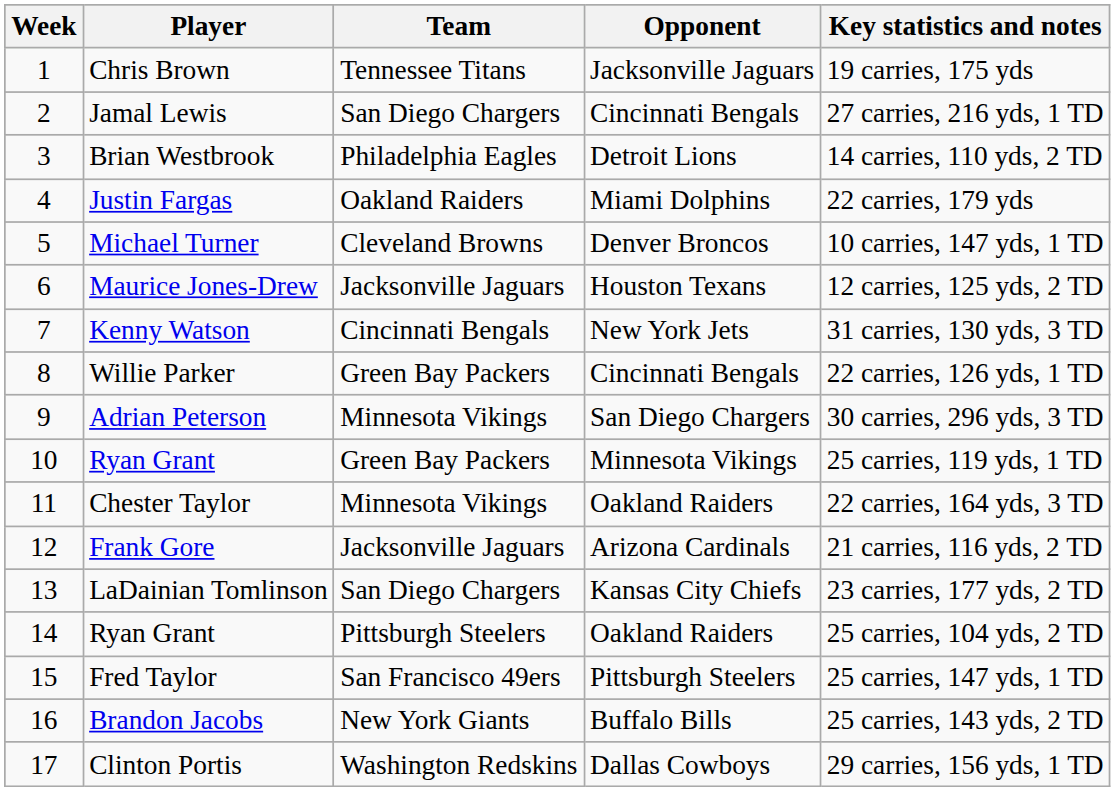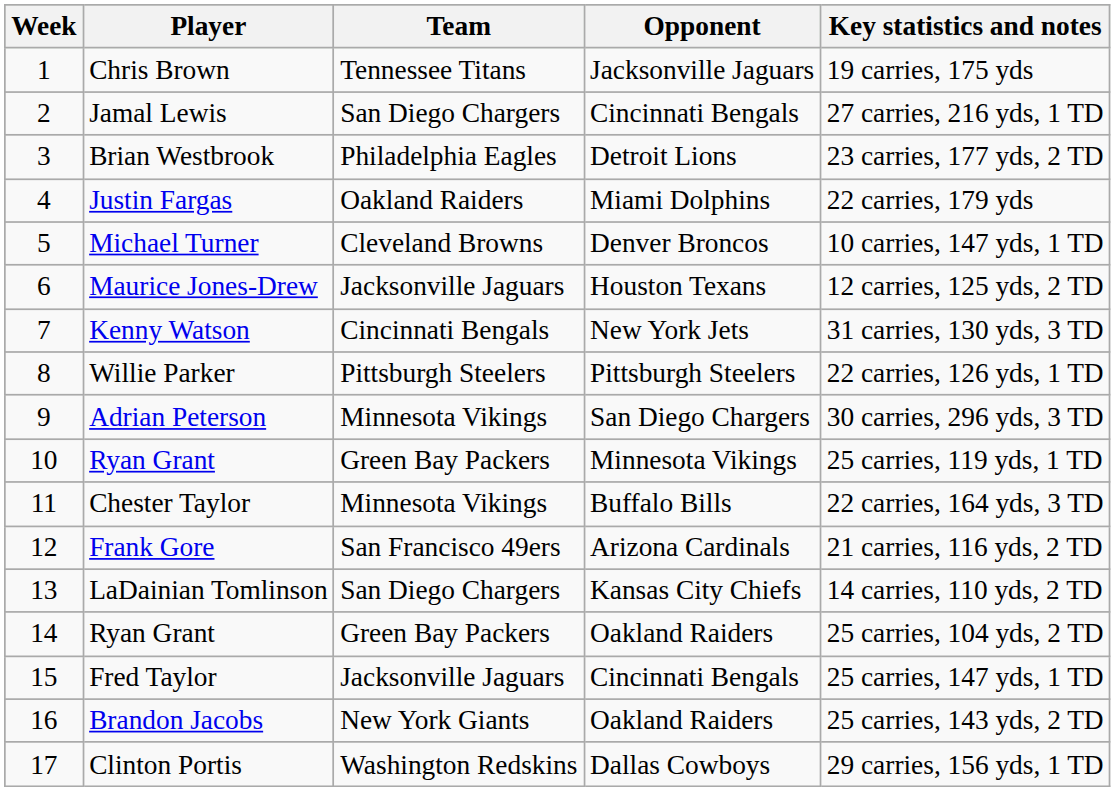(965, 156) 14 carries, 110 yds, 2 TD -> (965, 156) 23 carries, 177 yds, 2 TD
(445, 373) Green Bay Packers -> (443, 373) Pittsburgh Steelers
(695, 373) Cincinnati Bengals -> (693, 373) Pittsburgh Steelers
(682, 503) Oakland Raiders -> (661, 503) Buffalo Bills
(452, 546) Jacksonville Jaguars -> (450, 546) San Francisco 49ers
(965, 590) 23 carries, 177 yds, 2 TD -> (965, 590) 14 carries, 110 yds, 2 TD
(443, 633) Pittsburgh Steelers -> (445, 633) Green Bay Packers
(450, 677) San Francisco 49ers -> (452, 677) Jacksonville Jaguars
(693, 677) Pittsburgh Steelers -> (695, 677) Cincinnati Bengals
(661, 720) Buffalo Bills -> (682, 720) Oakland Raiders
